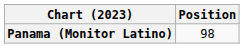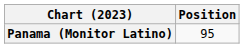(207, 34) 98 -> (207, 34) 95
